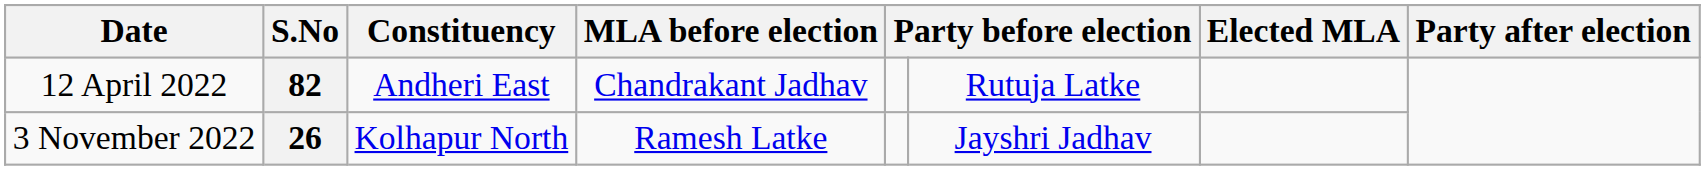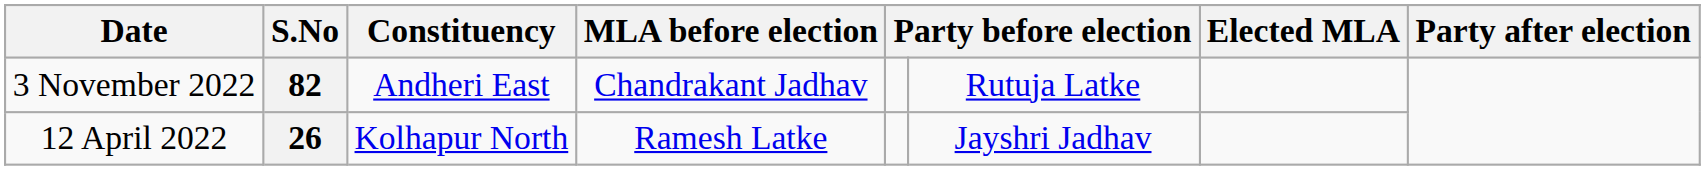(134, 84) 12 April 2022 -> (134, 84) 3 November 2022
(134, 137) 3 November 2022 -> (134, 137) 12 April 2022
